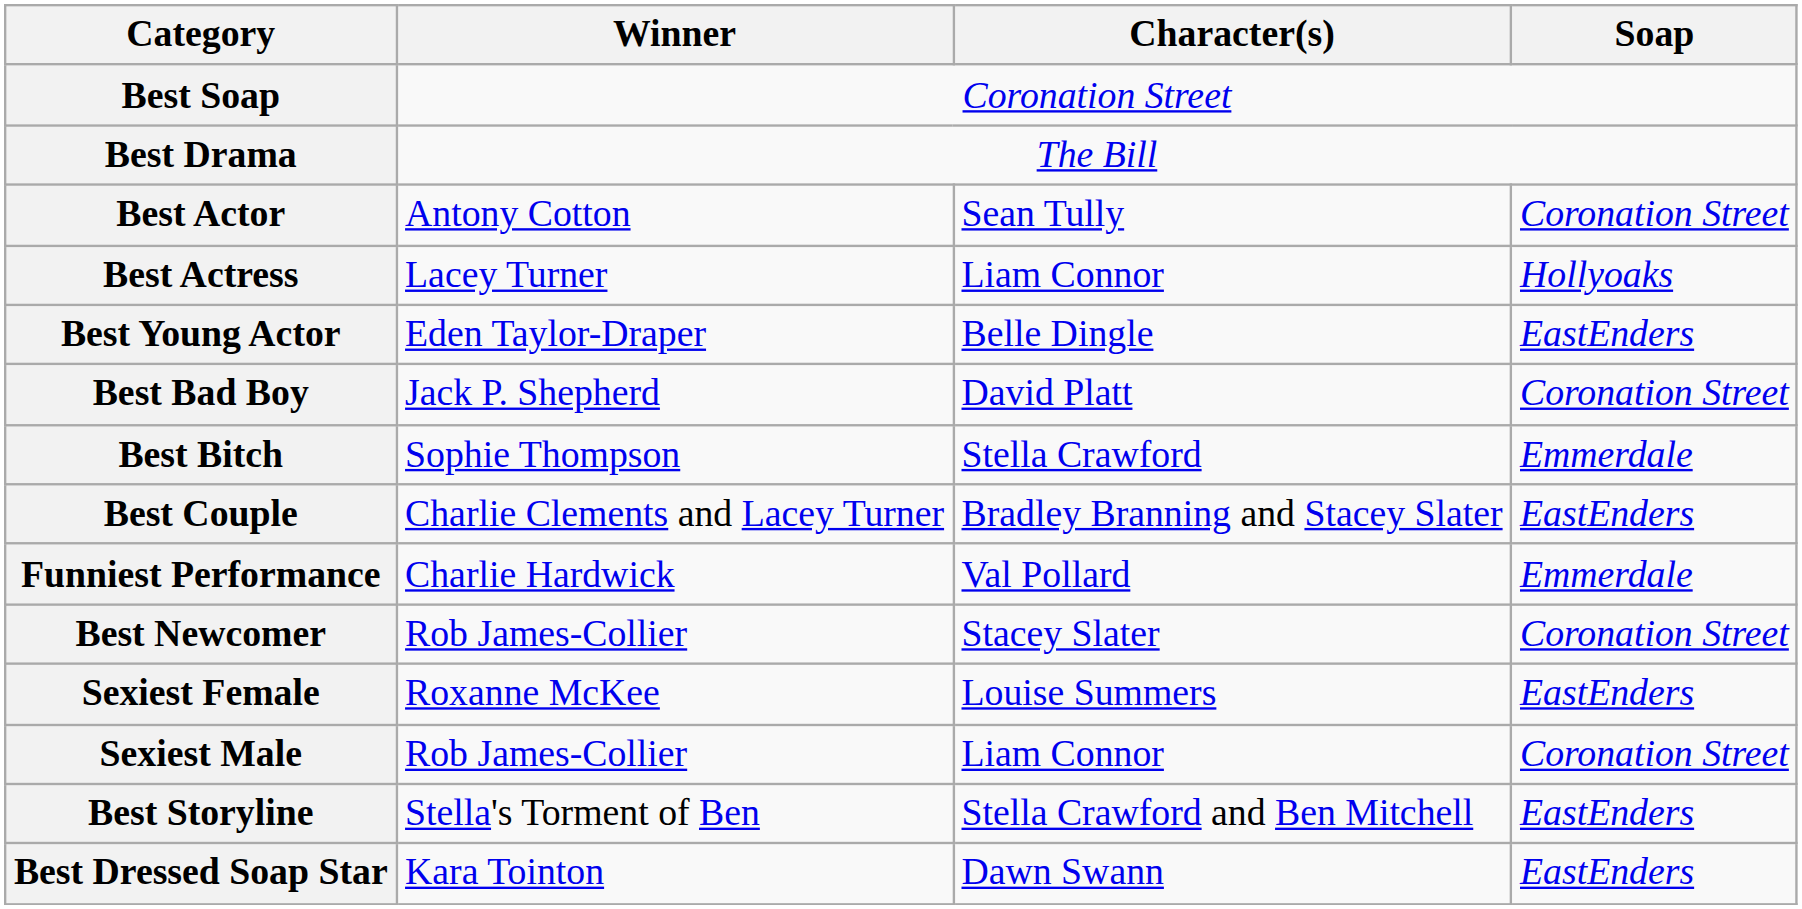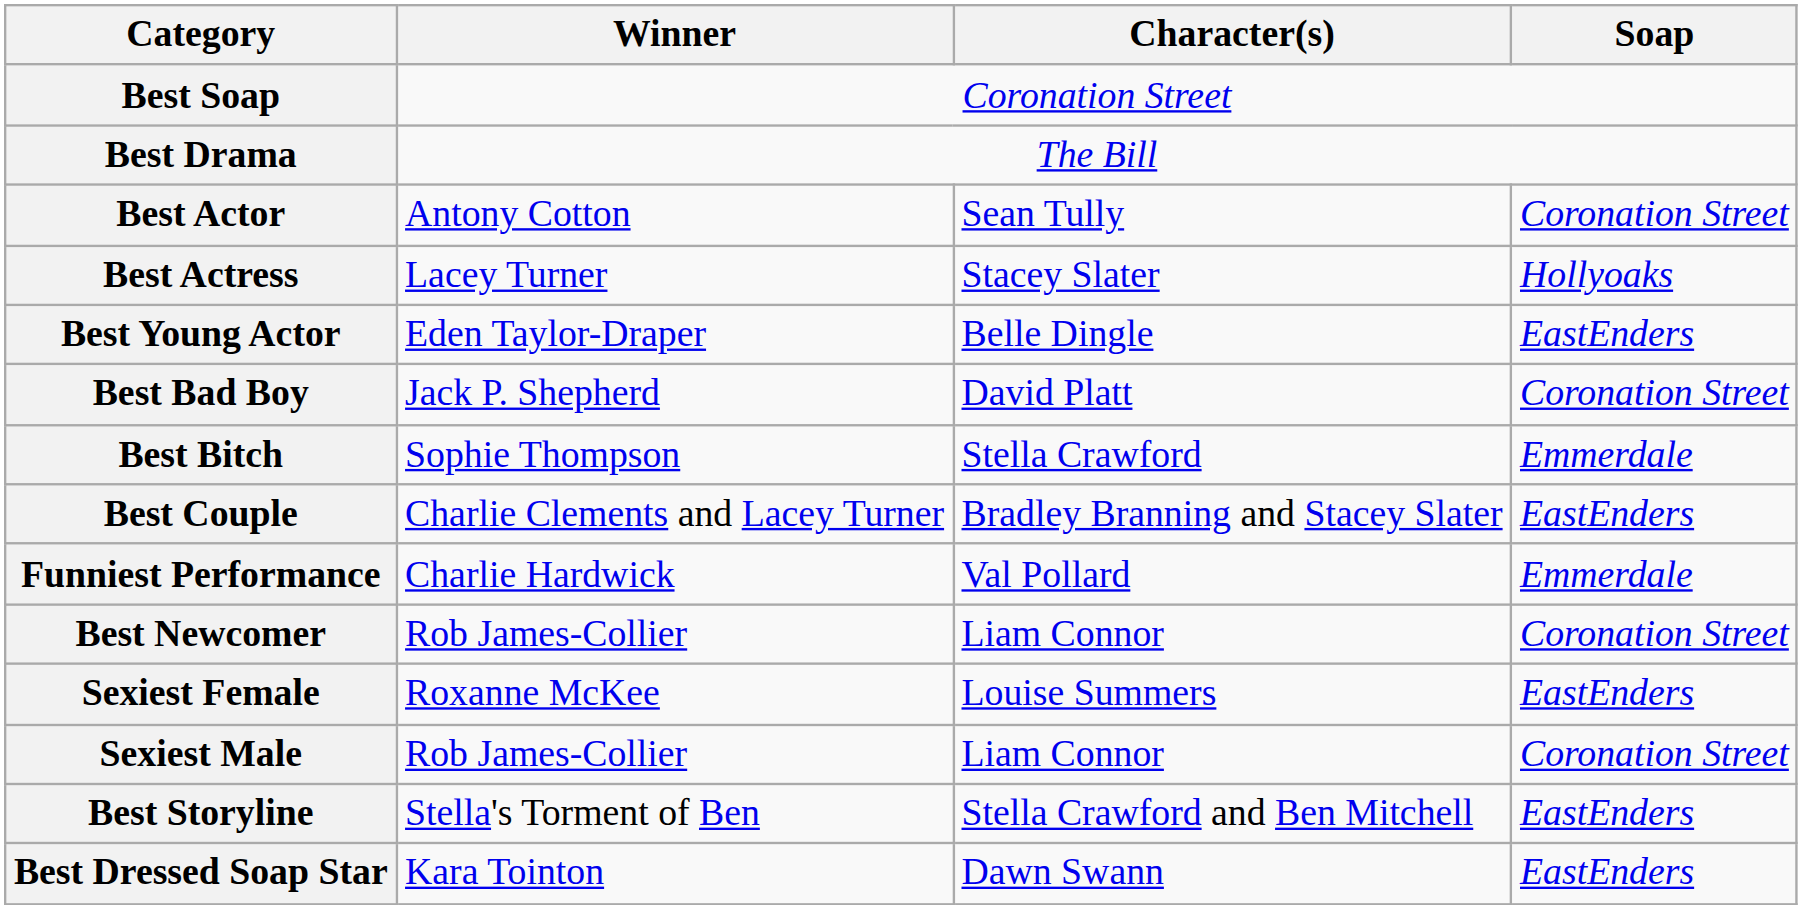(1063, 273) Liam Connor -> (1061, 273) Stacey Slater
(1061, 633) Stacey Slater -> (1063, 633) Liam Connor
